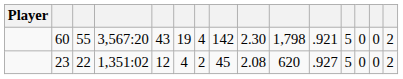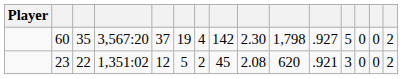(83, 39) 55 -> (83, 39) 35
(163, 39) 43 -> (163, 39) 37
(325, 39) .921 -> (325, 39) .927
(184, 62) 4 -> (184, 62) 5
(325, 62) .927 -> (325, 62) .921
(348, 62) 5 -> (348, 62) 3
